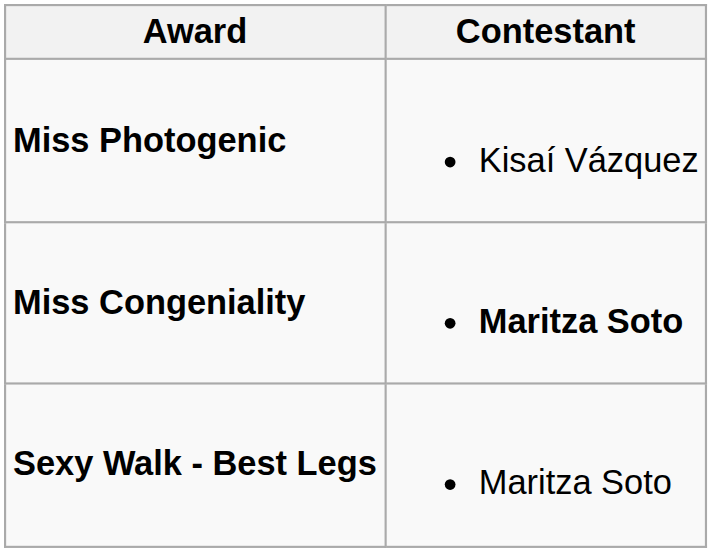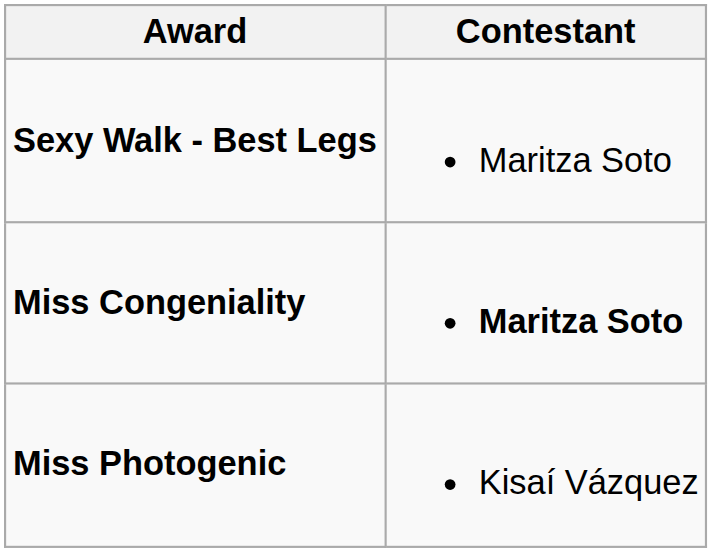rows swapped: (150, 140) <-> (195, 464)
